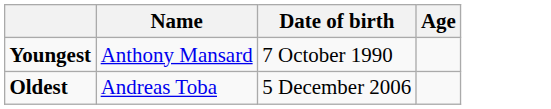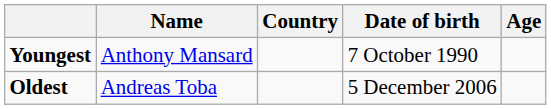+ column: (300, 21)
